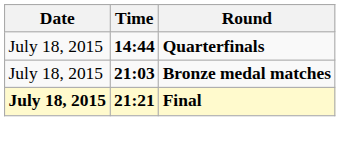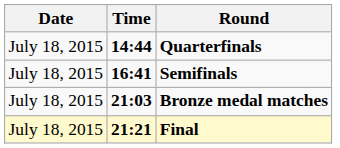+ row: (199, 73)
(57, 101) bold -> (56, 128) normal
